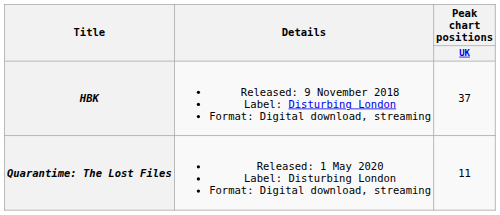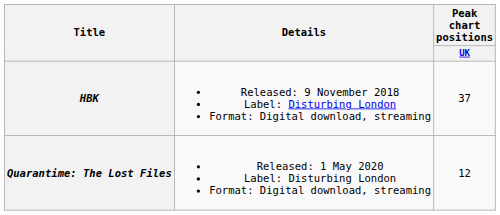(465, 173) 11 -> (465, 173) 12
